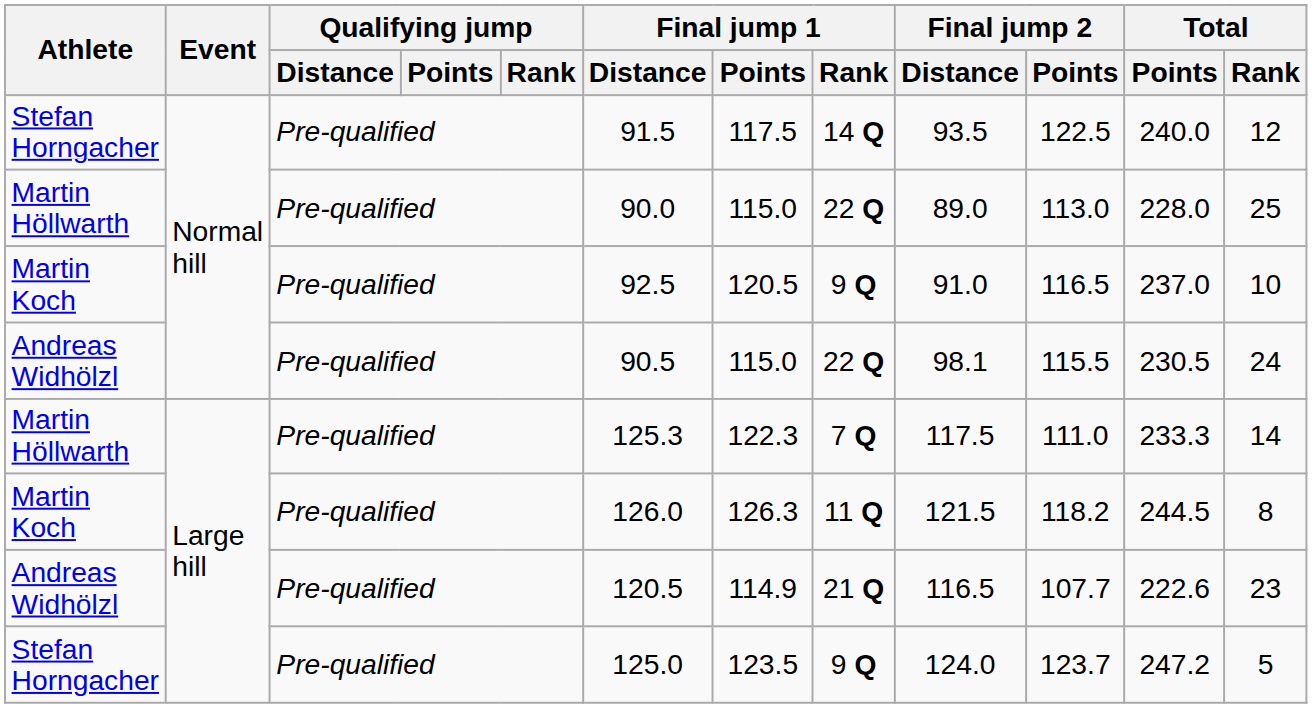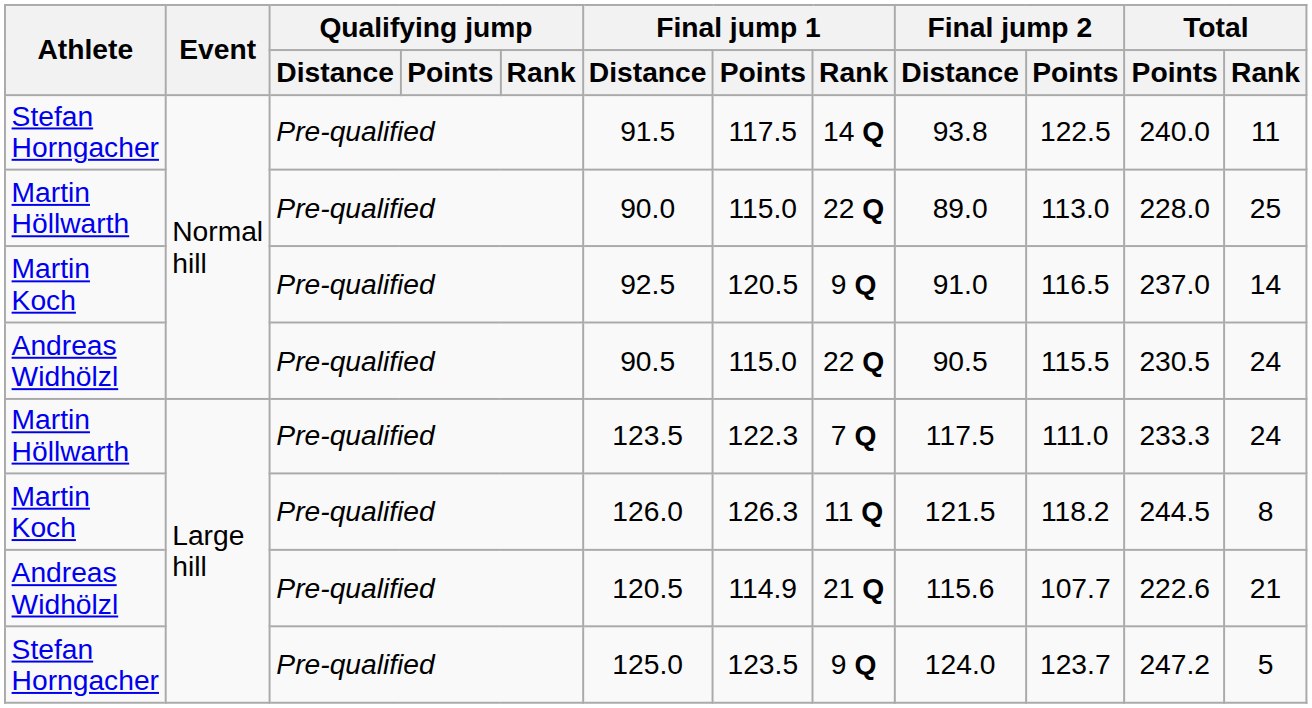(960, 133) 93.5 -> (960, 133) 93.8
(1266, 133) 12 -> (1266, 133) 11
(1266, 284) 10 -> (1266, 284) 14
(960, 360) 98.1 -> (960, 360) 90.5
(648, 436) 125.3 -> (648, 436) 123.5
(1266, 436) 14 -> (1266, 436) 24
(960, 588) 116.5 -> (960, 588) 115.6
(1266, 588) 23 -> (1266, 588) 21
